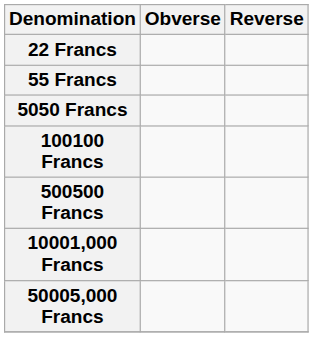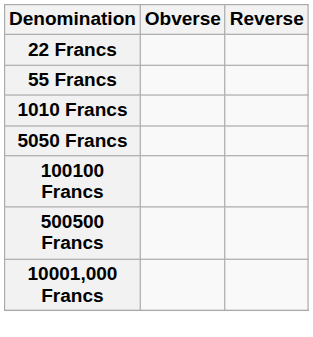+ row: (72, 110)
- row: (72, 305)
